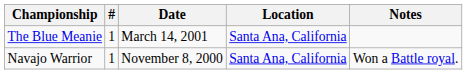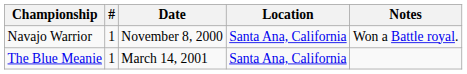rows swapped: (50, 58) <-> (55, 36)
